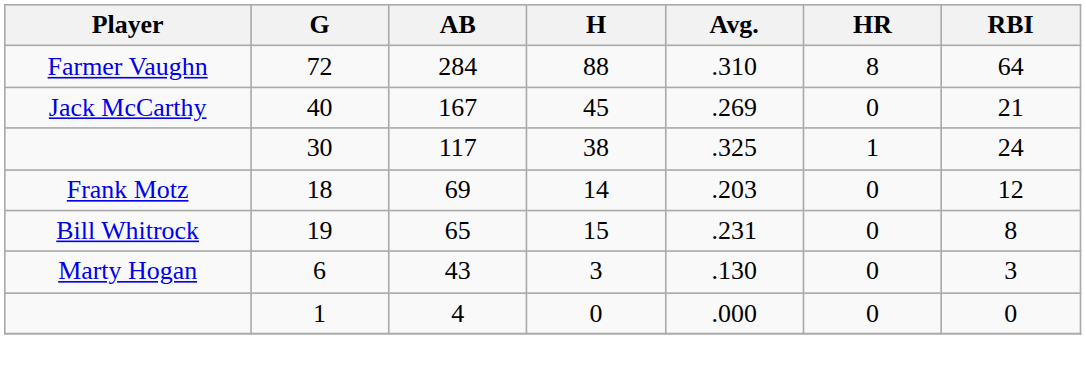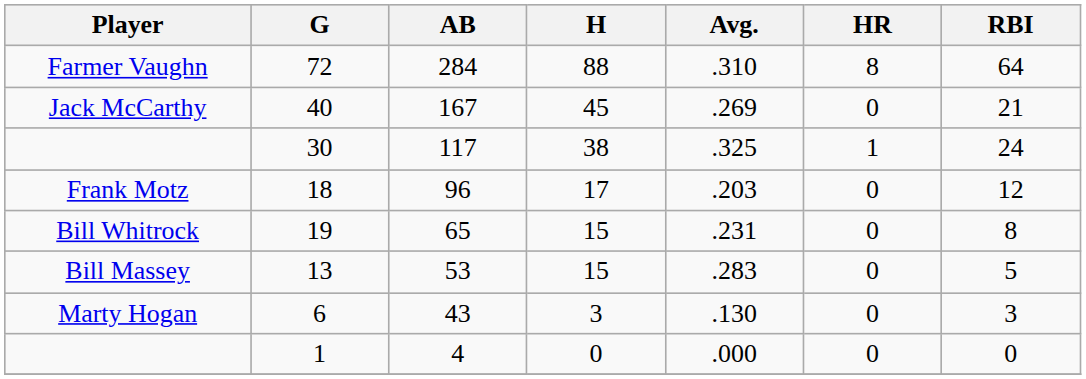(458, 189) 69 -> (458, 189) 96
(596, 189) 14 -> (596, 189) 17
+ row: (320, 271)
